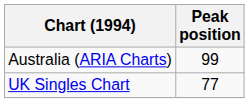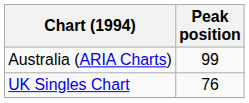(210, 85) 77 -> (210, 85) 76
